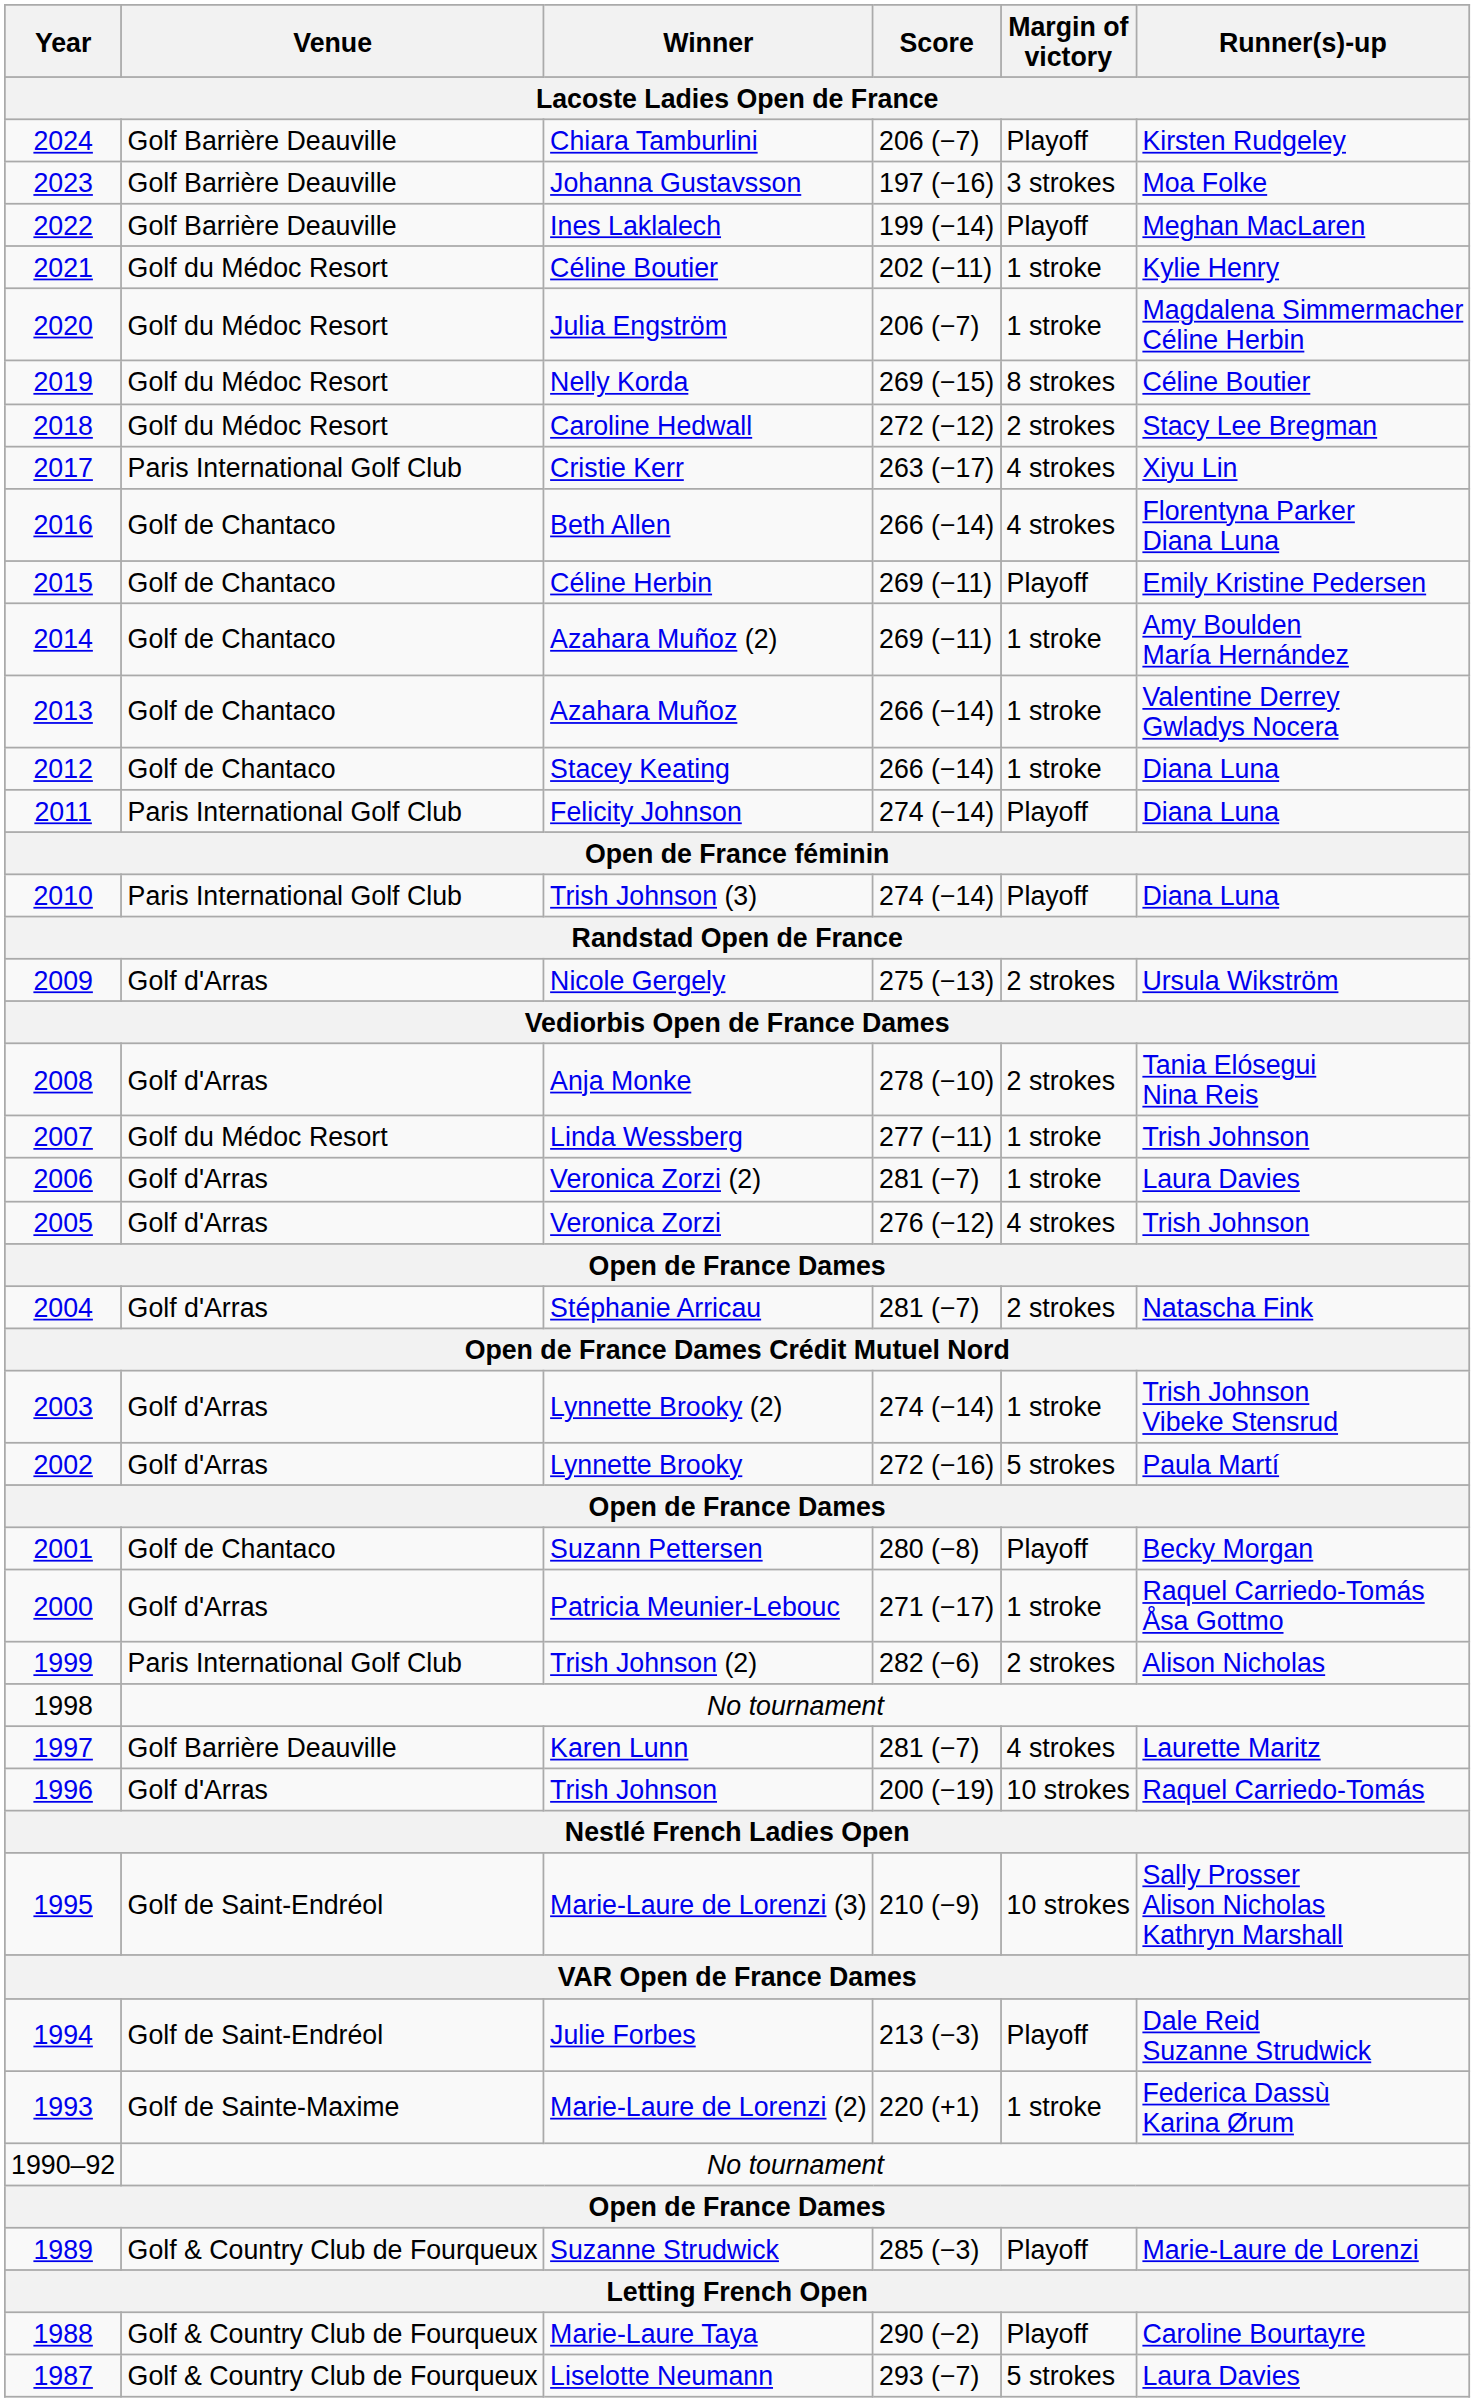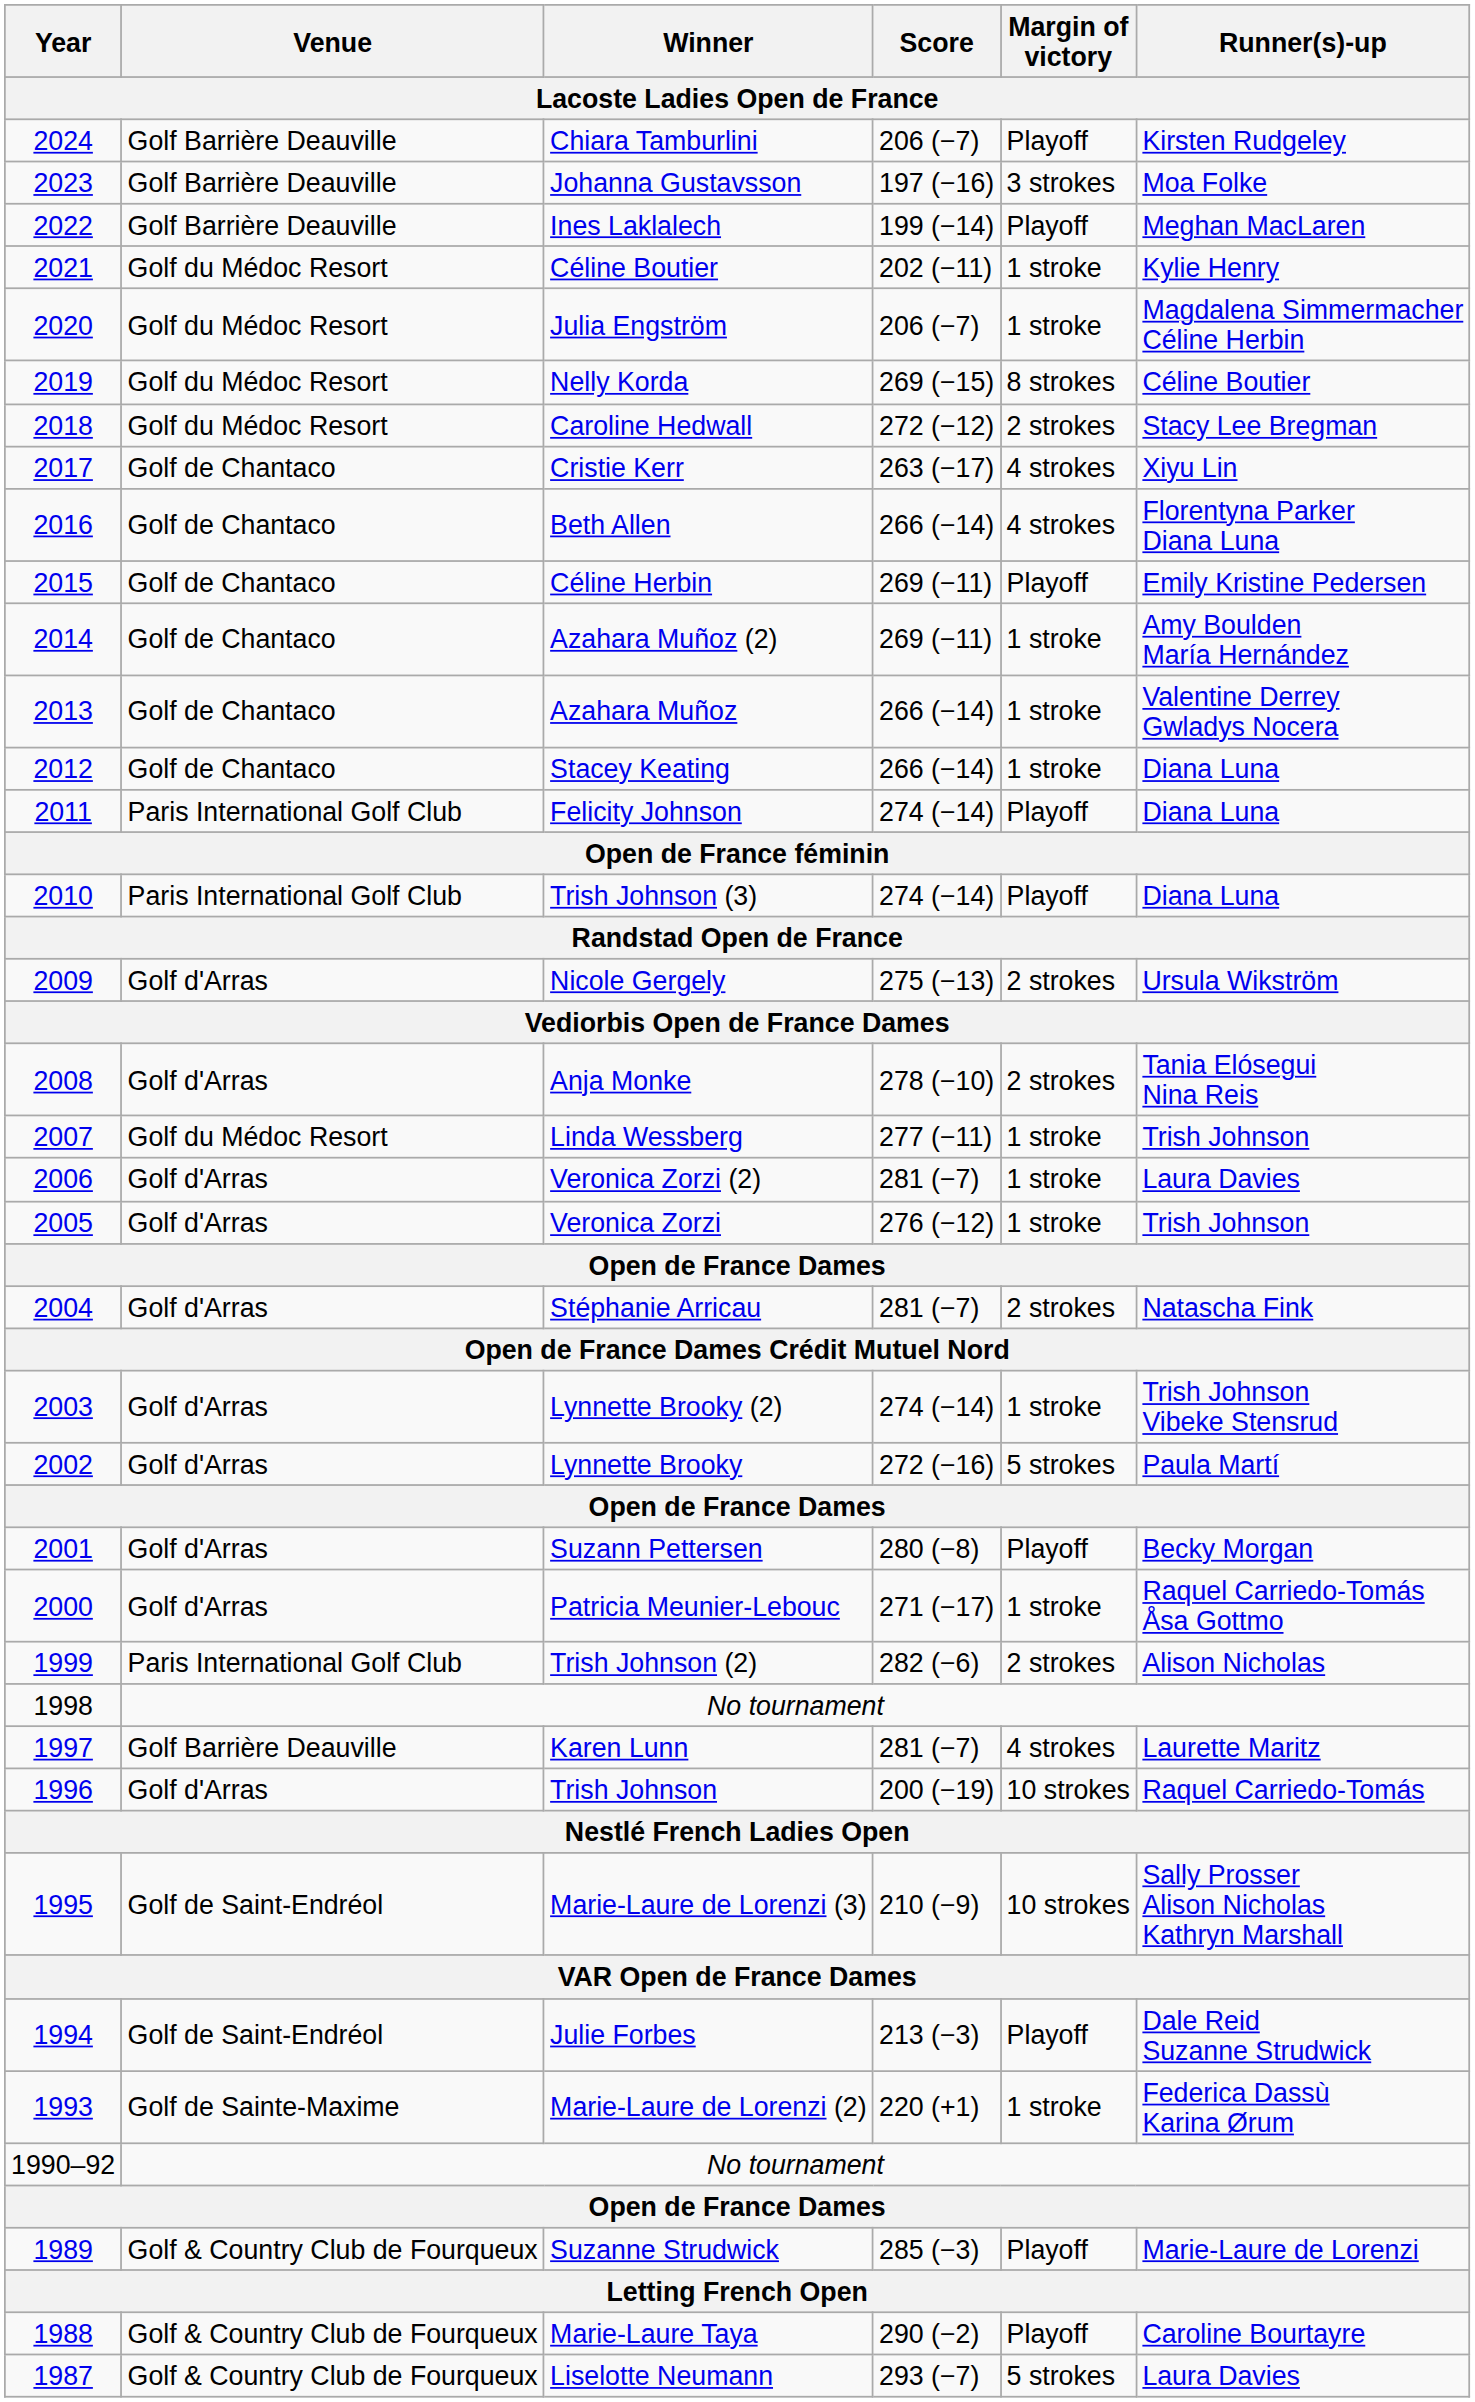(295, 467) Paris International Golf Club -> (232, 467) Golf de Chantaco
(1061, 1222) 4 strokes -> (1054, 1222) 1 stroke
(232, 1549) Golf de Chantaco -> (198, 1549) Golf d'Arras
